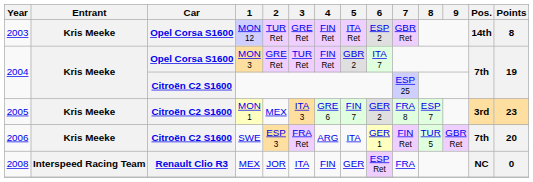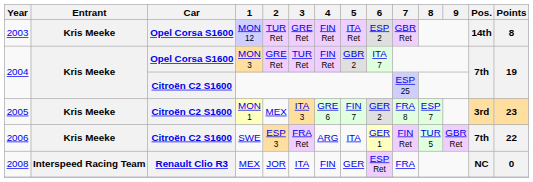(511, 137) 20 -> (511, 137) 22
